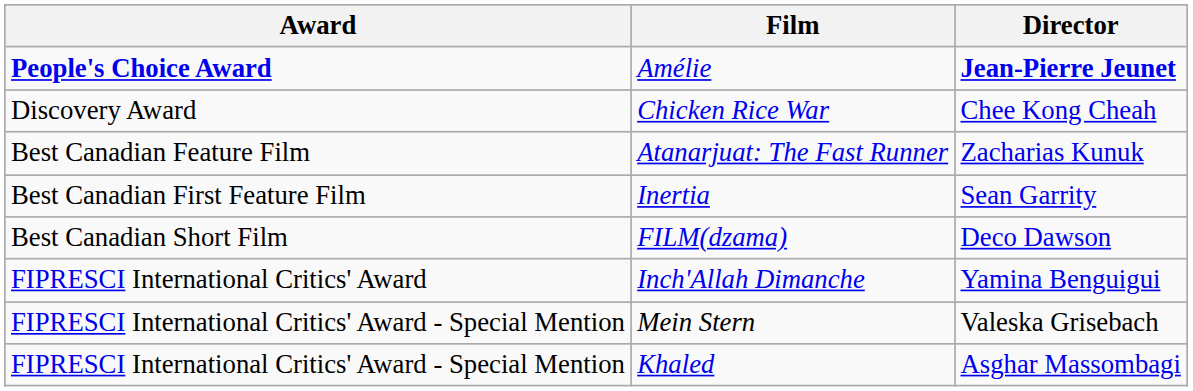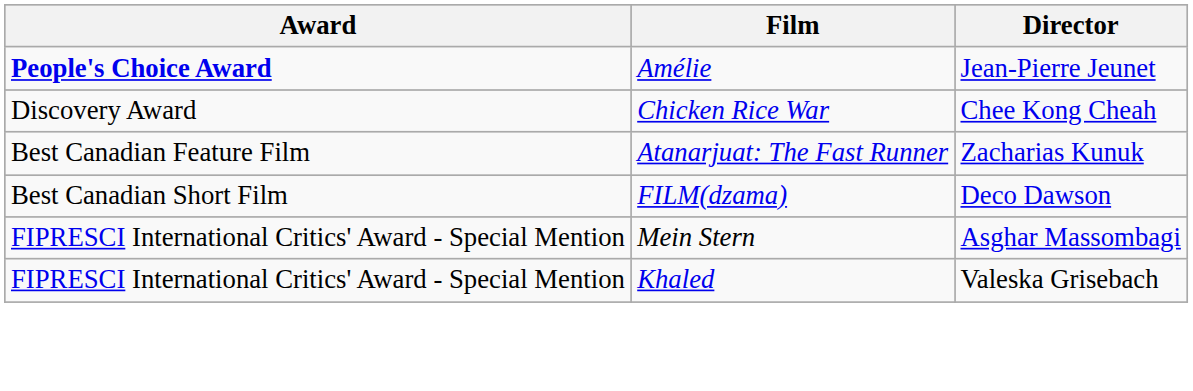(1068, 68) bold -> (1058, 68) normal
- row: (674, 195)
- row: (751, 279)
(1060, 322) Valeska Grisebach -> (1071, 237) Asghar Massombagi
(1071, 364) Asghar Massombagi -> (1060, 279) Valeska Grisebach
